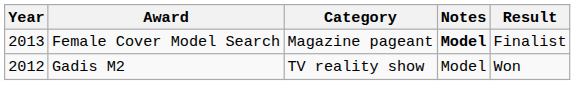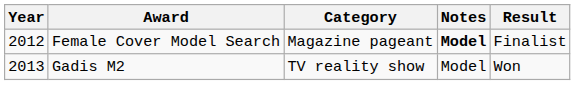(26, 42) 2013 -> (26, 42) 2012
(26, 67) 2012 -> (26, 67) 2013
